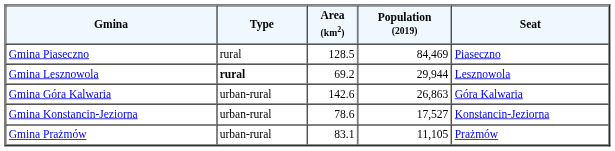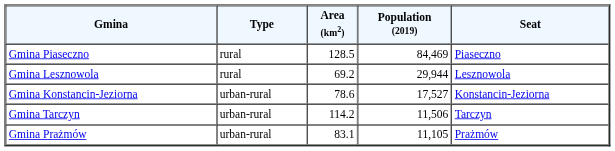(233, 73) bold -> (231, 73) normal
- row: (60, 94)
+ row: (44, 114)
